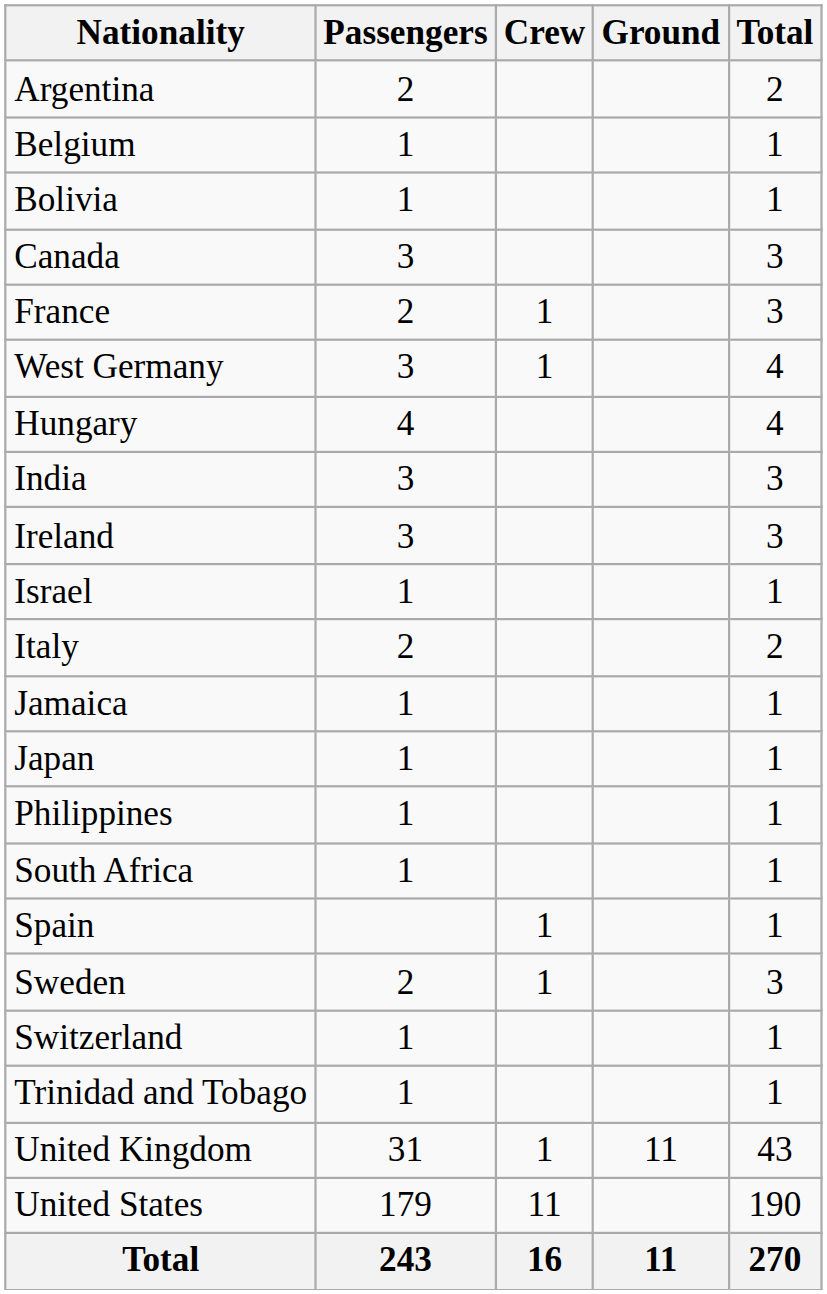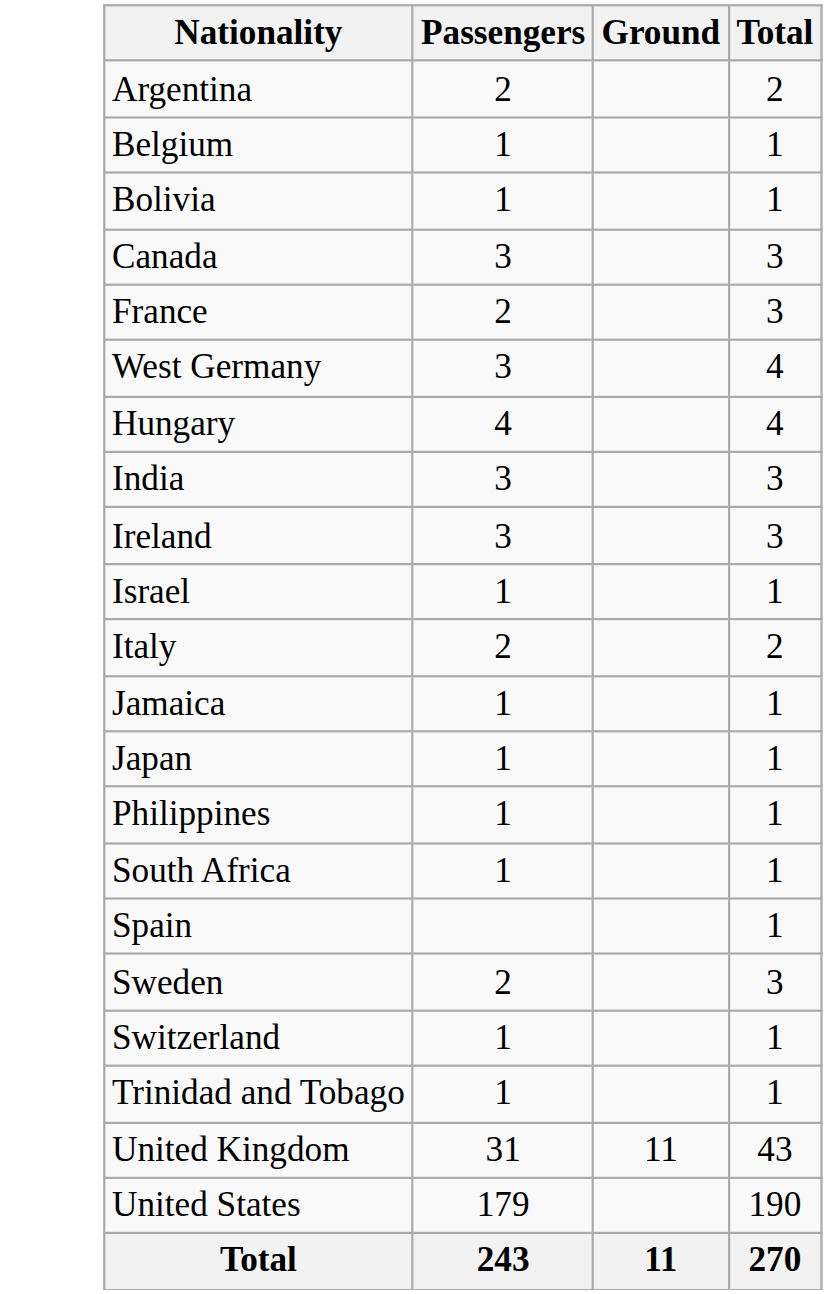- column: (545, 32)
